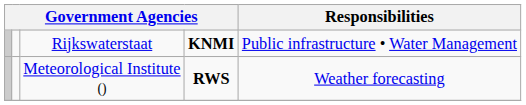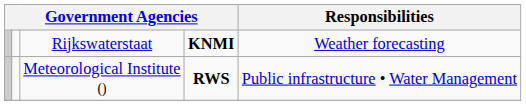(379, 43) Public infrastructure • Water Management -> (379, 43) Weather forecasting
(379, 78) Weather forecasting -> (379, 78) Public infrastructure • Water Management
